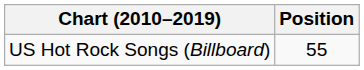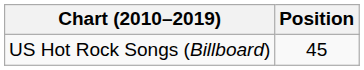(317, 49) 55 -> (317, 49) 45
